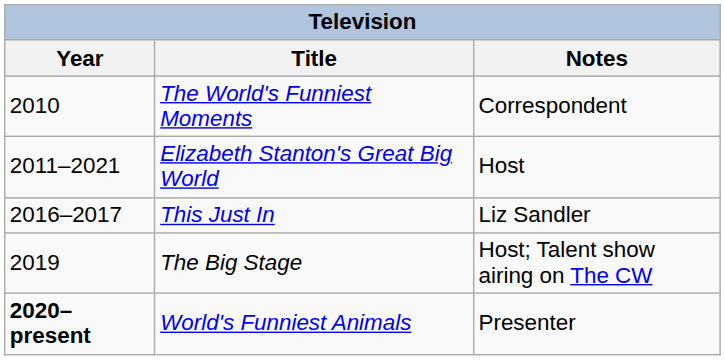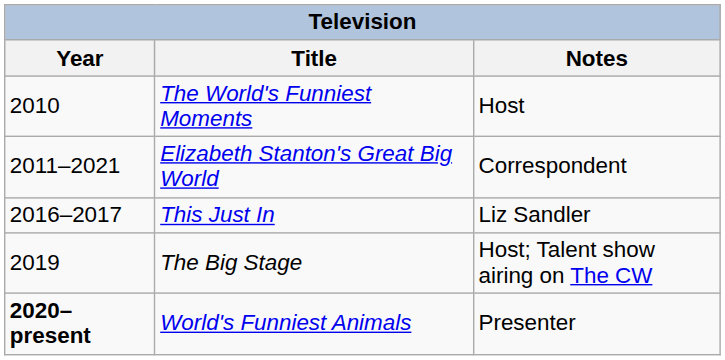(553, 105) Correspondent -> (502, 105) Host
(502, 166) Host -> (553, 166) Correspondent
